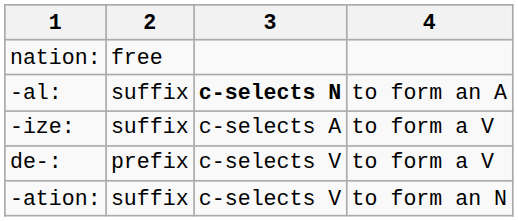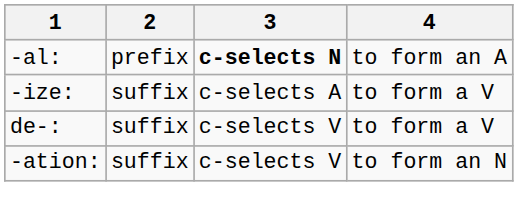- row: (55, 58)
(150, 93) suffix -> (150, 58) prefix
(150, 163) prefix -> (150, 128) suffix
